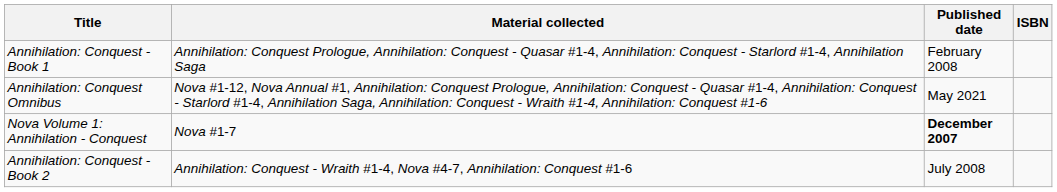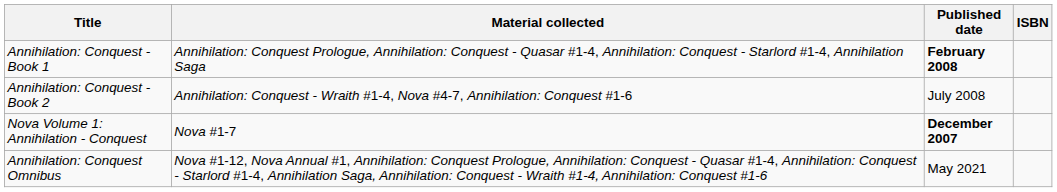(954, 59) normal -> (956, 59) bold
rows swapped: (79, 168) <-> (75, 95)
